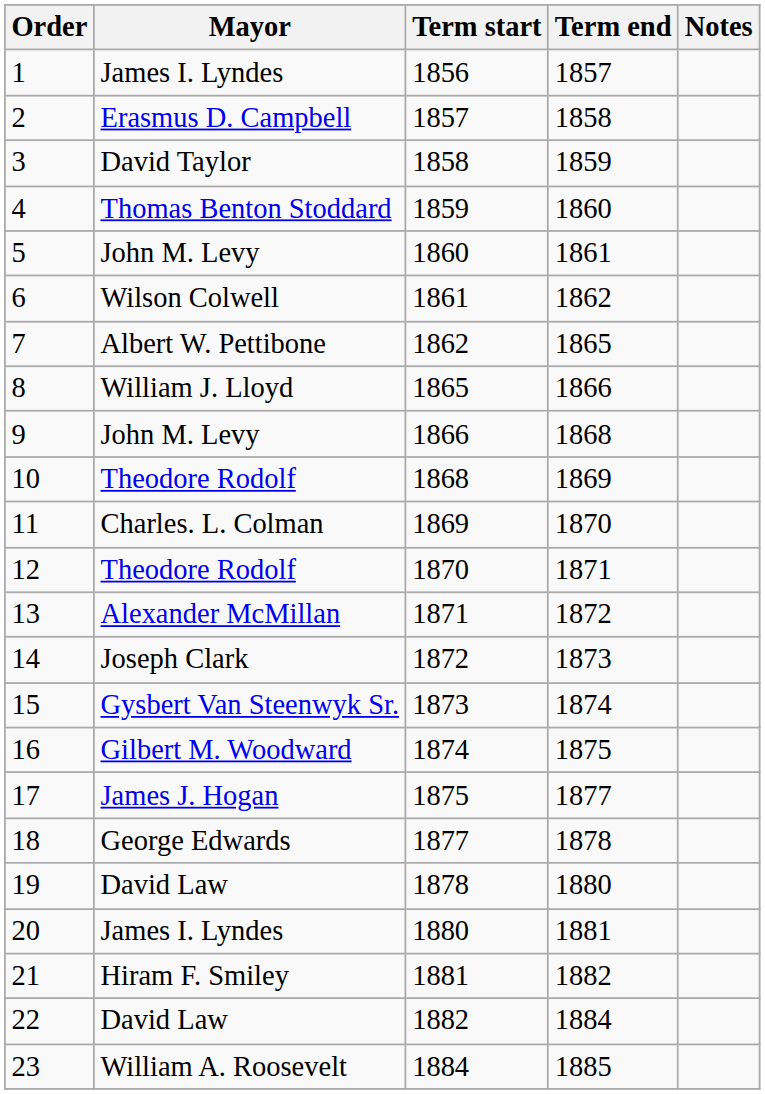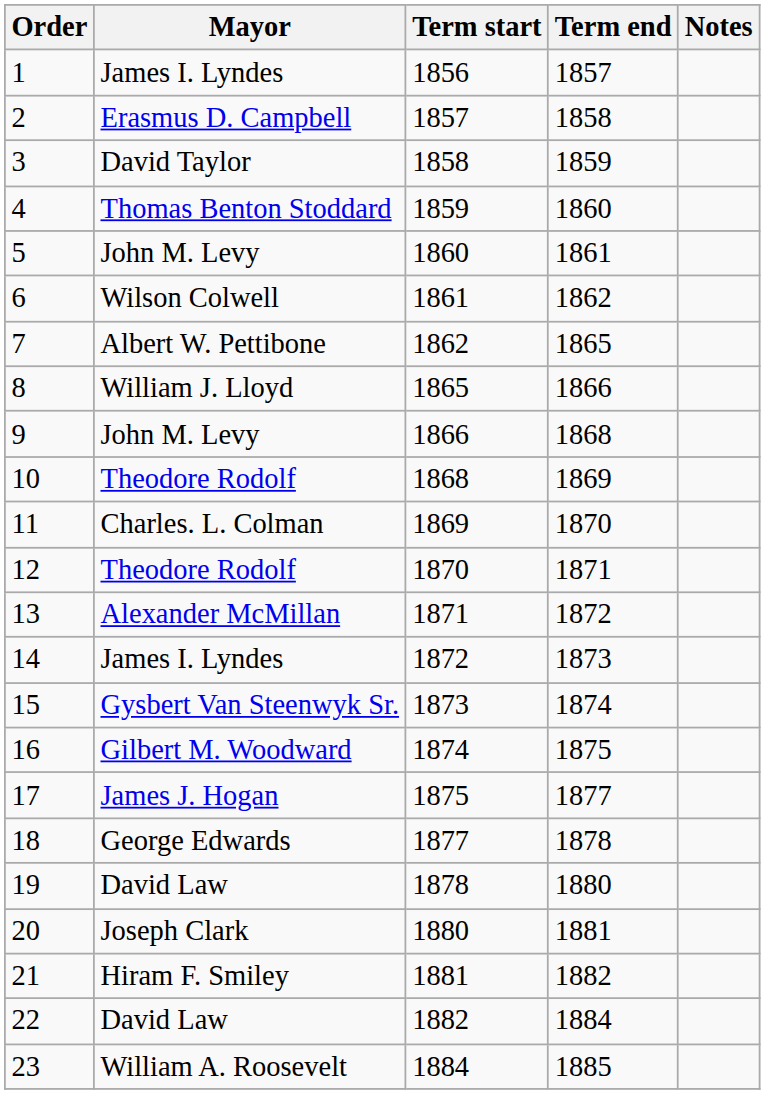(174, 659) Joseph Clark -> (192, 659) James I. Lyndes
(192, 930) James I. Lyndes -> (174, 930) Joseph Clark
